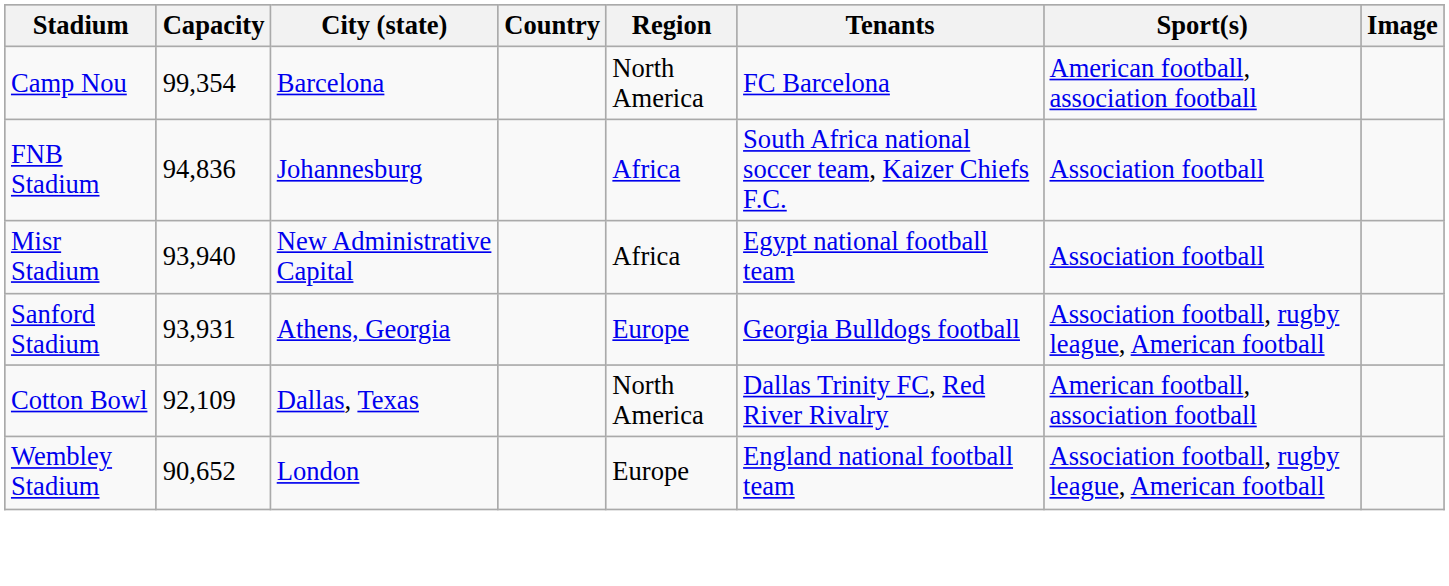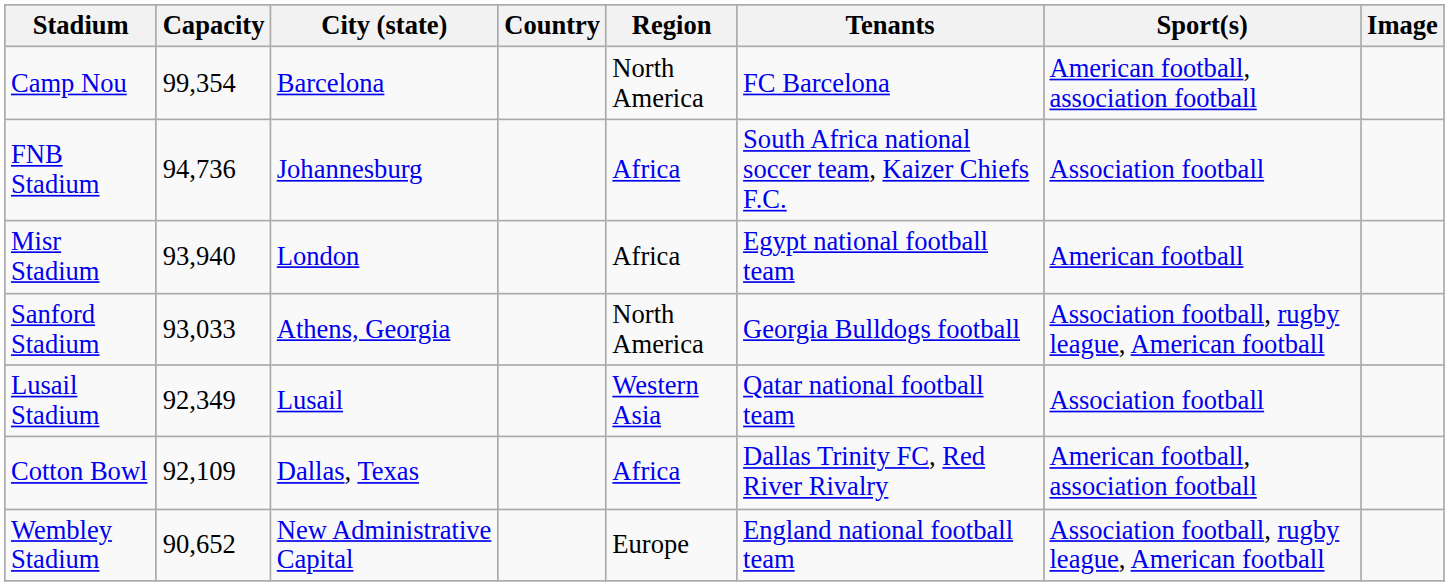(199, 169) 94,836 -> (199, 169) 94,736
(384, 256) New Administrative Capital -> (318, 256) London
(1157, 256) Association football -> (1146, 256) American football
(199, 328) 93,931 -> (199, 328) 93,033
(651, 328) Europe -> (658, 328) North America
+ row: (55, 400)
(658, 400) North America -> (646, 472) Africa
(318, 472) London -> (384, 544) New Administrative Capital
